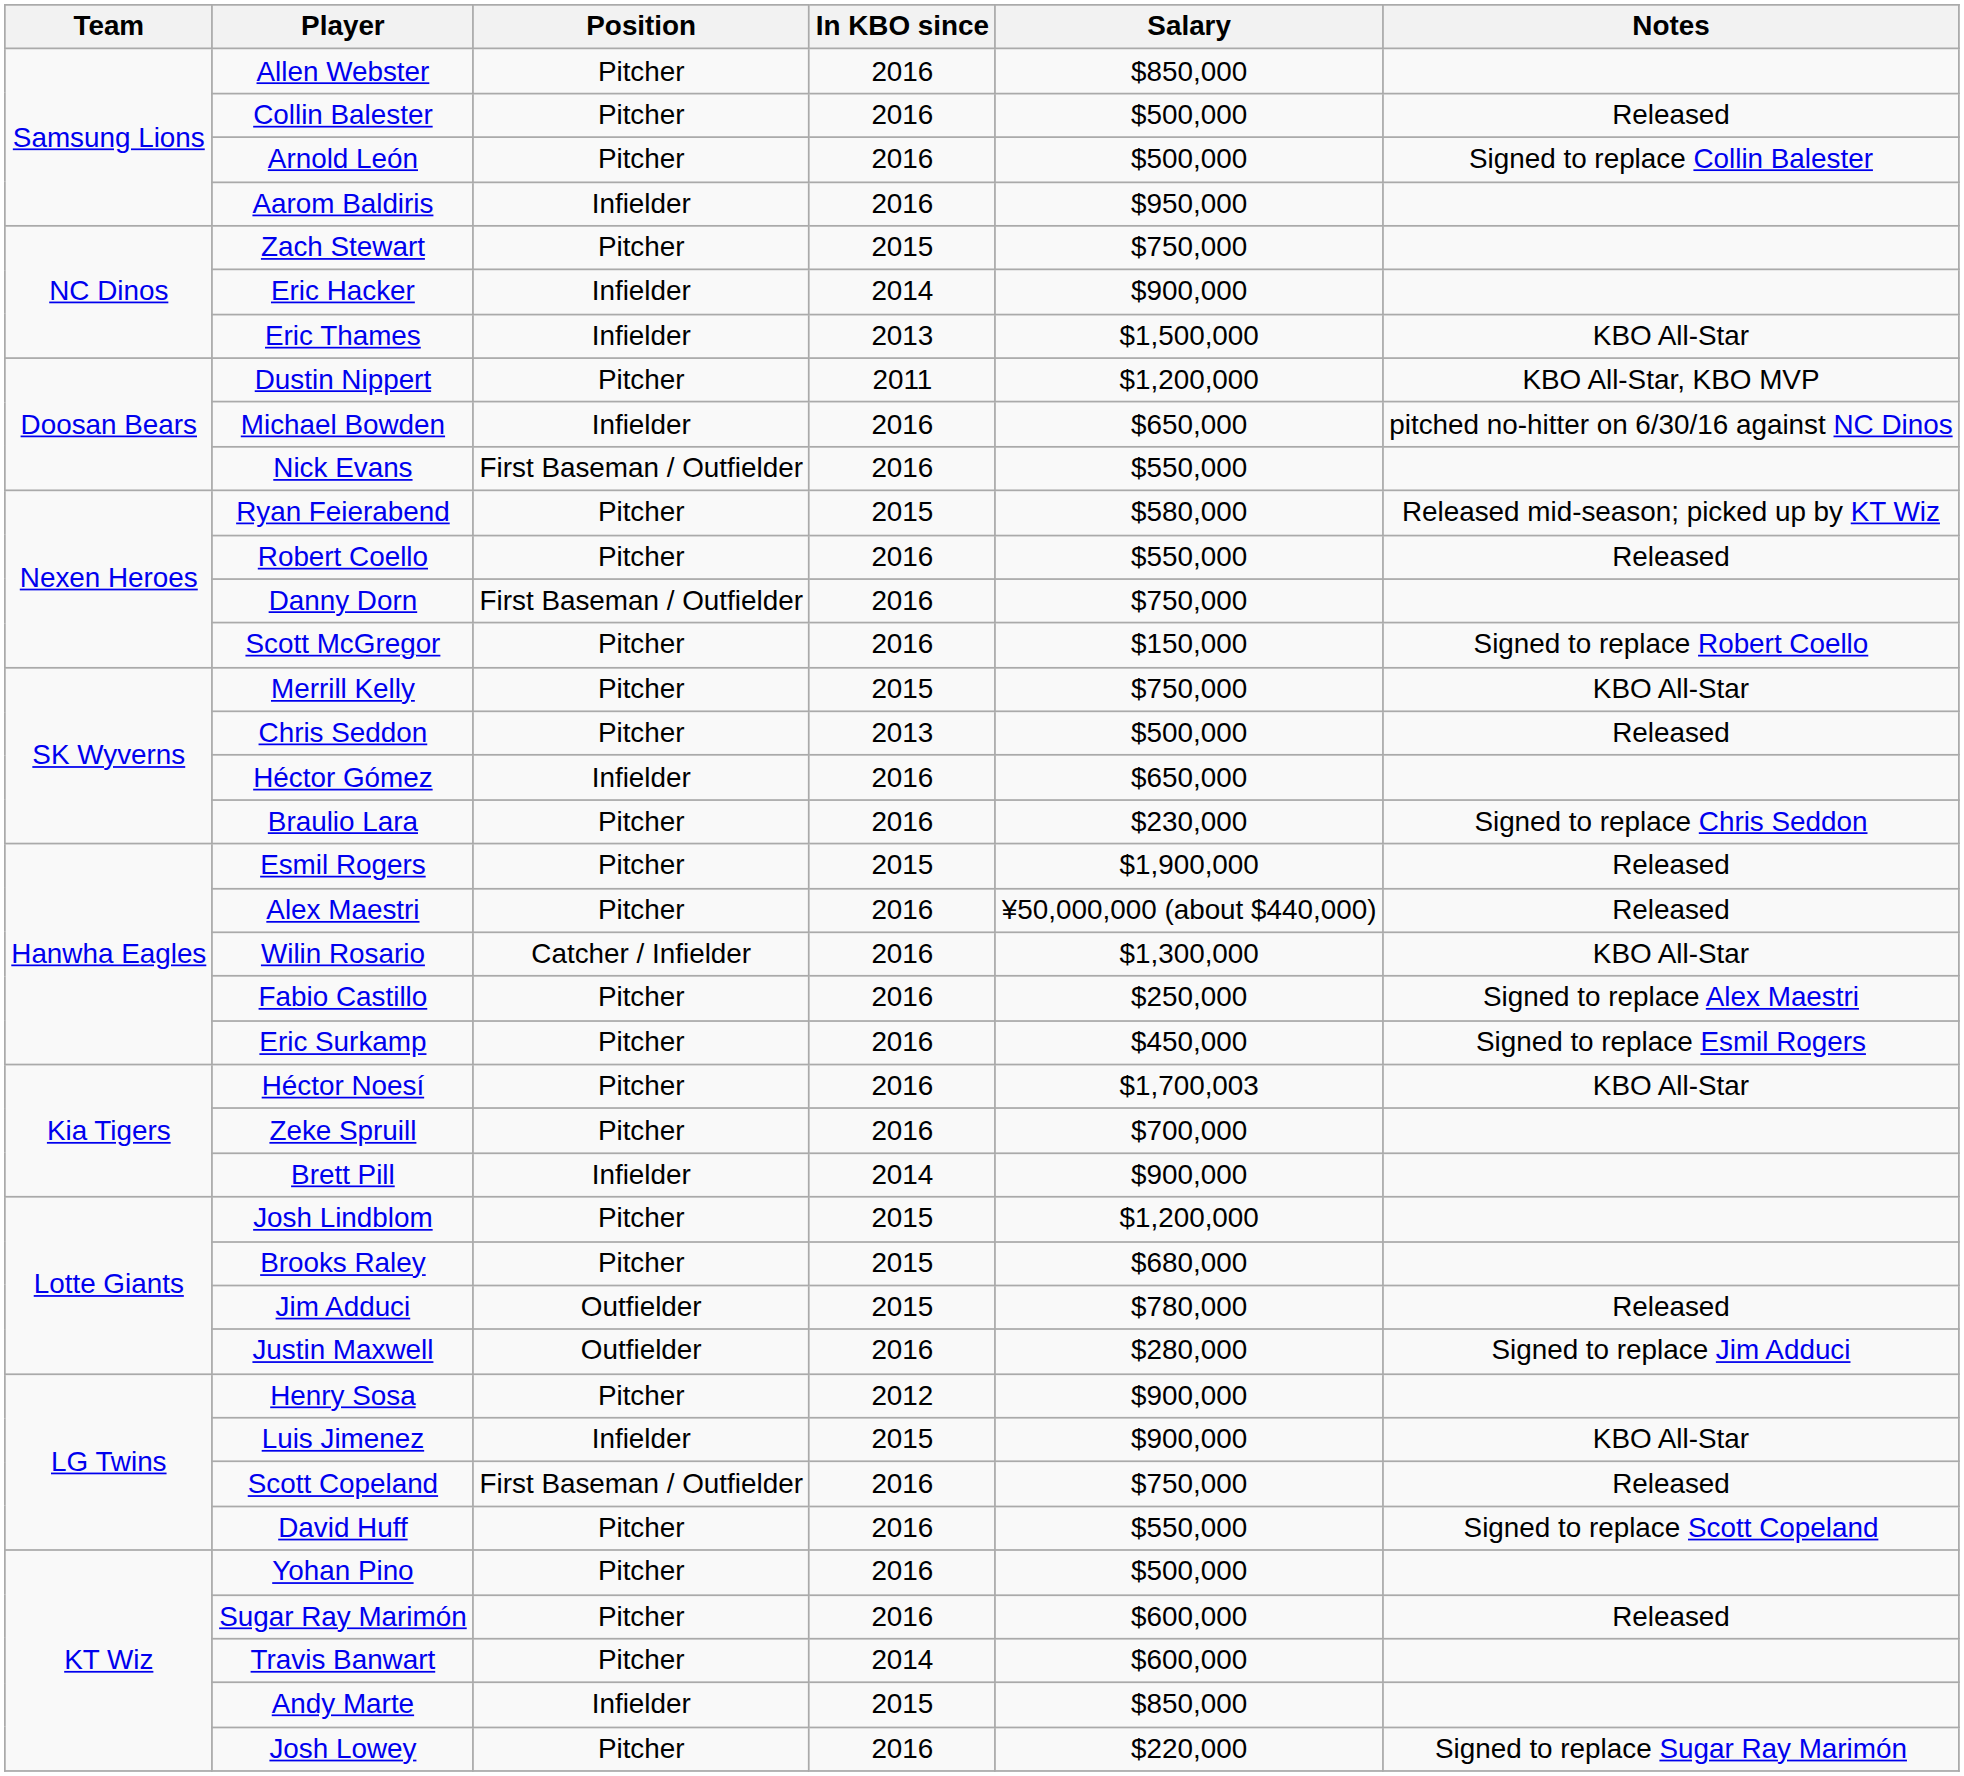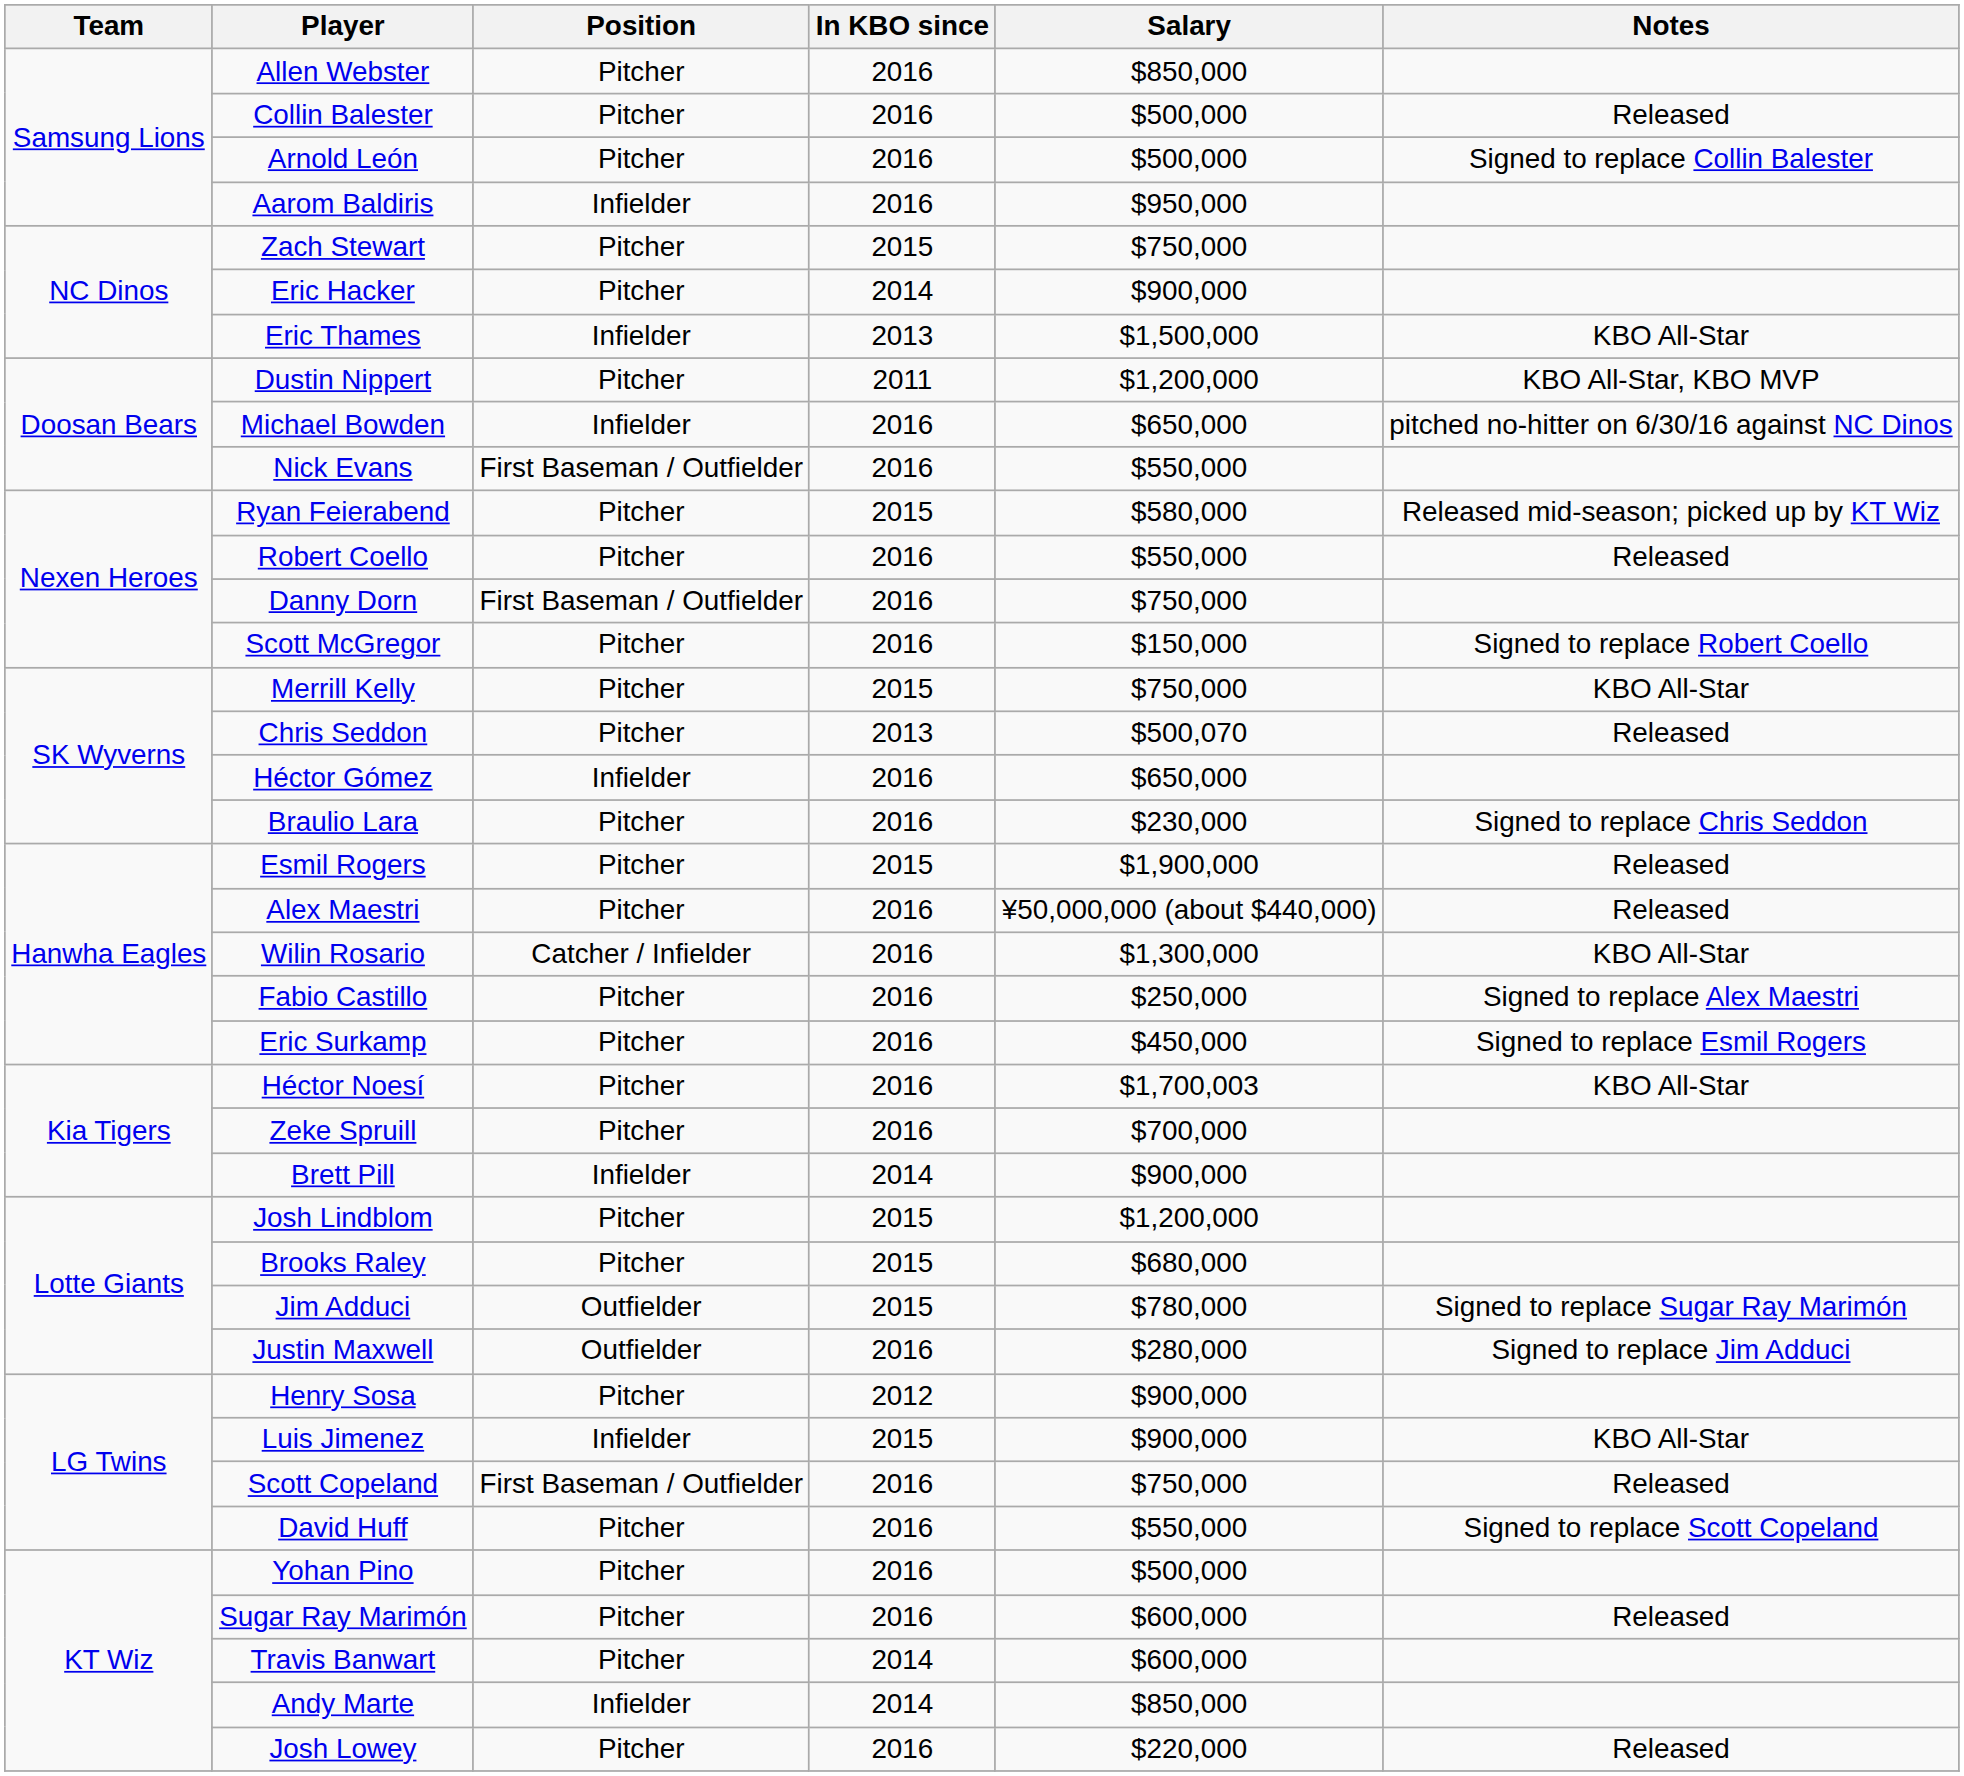(641, 291) Infielder -> (641, 291) Pitcher
(1189, 733) $500,000 -> (1189, 733) $500,070
(1671, 1306) Released -> (1671, 1306) Signed to replace Sugar Ray Marimón
(902, 1704) 2015 -> (902, 1704) 2014
(1671, 1748) Signed to replace Sugar Ray Marimón -> (1671, 1748) Released
